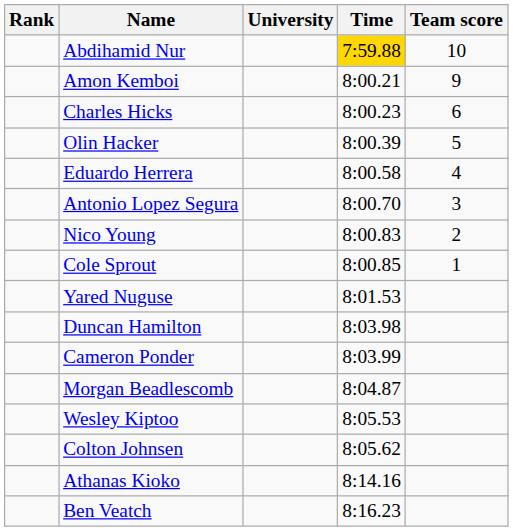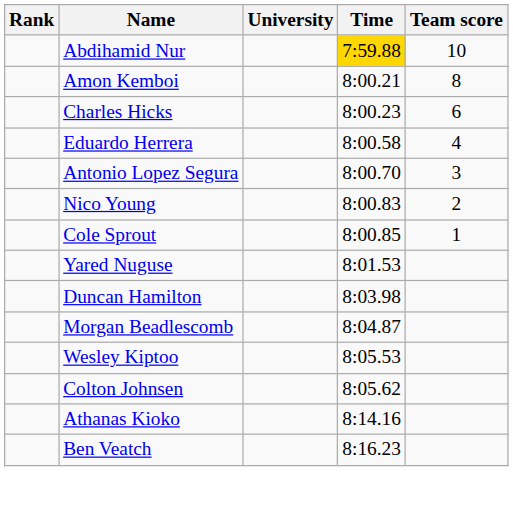(456, 81) 9 -> (456, 81) 8
- row: (111, 142)
- row: (129, 357)
